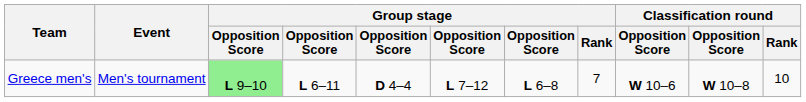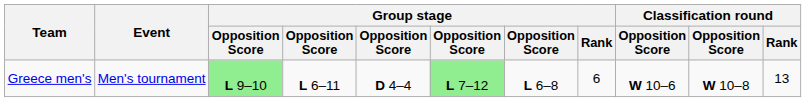(467, 86) no background -> (467, 86) lightgreen background
(597, 79) 7 -> (597, 79) 6
(782, 79) 10 -> (782, 79) 13
